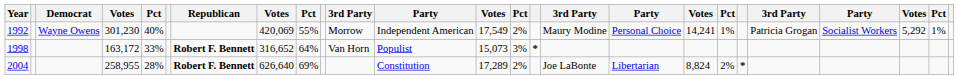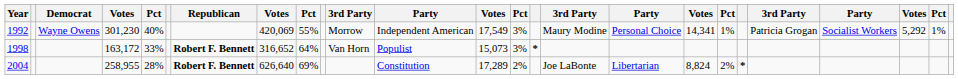(520, 30) 2% -> (520, 30) 3%
(701, 30) 14,241 -> (701, 30) 14,341
